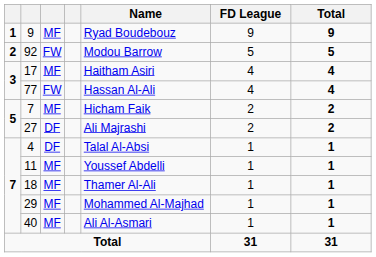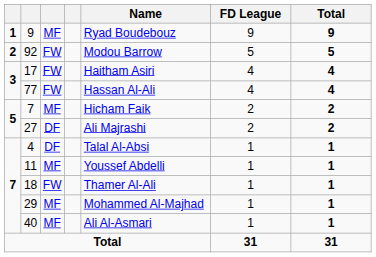(52, 71) MF -> (52, 71) FW
(52, 185) MF -> (52, 185) FW
